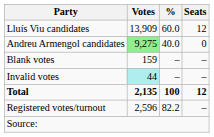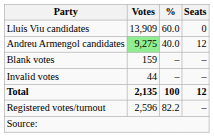(201, 28) 12 -> (204, 28) 0
(204, 44) 0 -> (201, 44) 12
(152, 76) paleturquoise background -> (152, 76) no background
